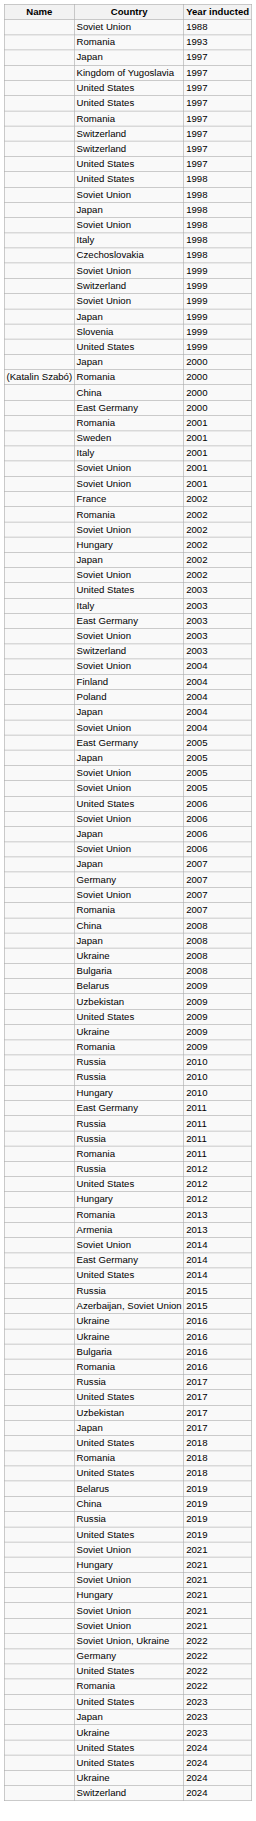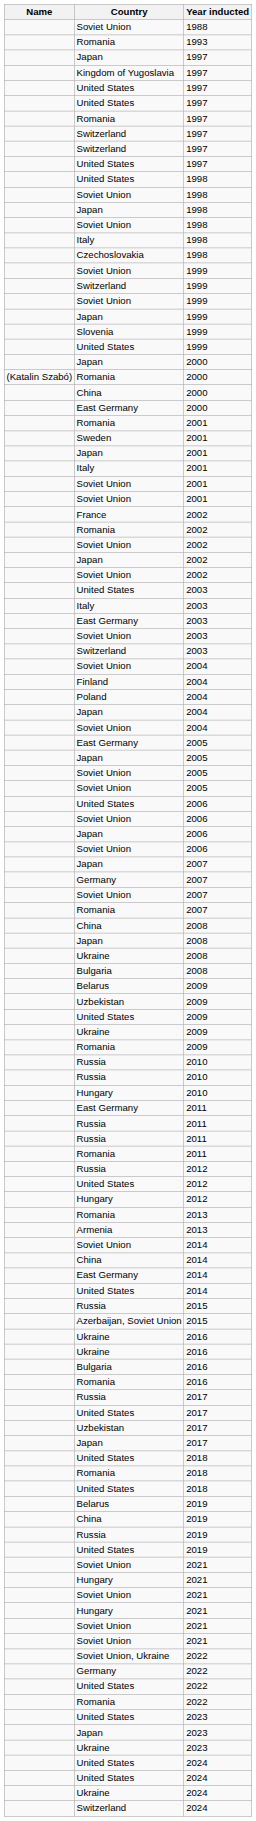+ row: (90, 453)
- row: (95, 544)
+ row: (89, 1260)
